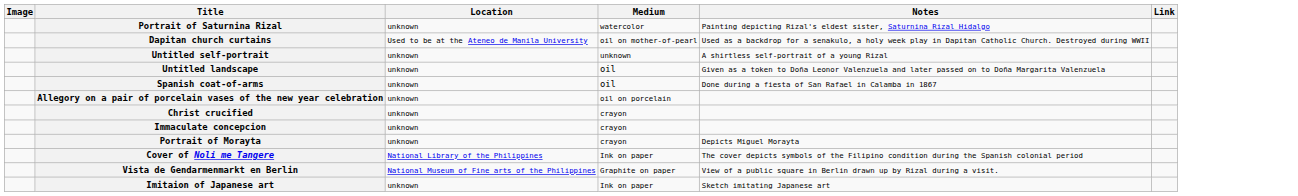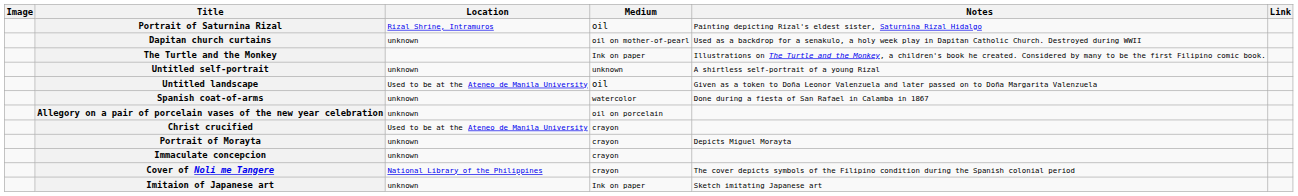(403, 27) unknown -> (441, 27) Rizal Shrine, Intramuros
(622, 27) watercolor -> (600, 26) oil
(488, 40) Used to be at the Ateneo de Manila University -> (403, 41) unknown
+ row: (210, 55)
(403, 70) unknown -> (488, 84) Used to be at the Ateneo de Manila University
(608, 84) oil -> (614, 99) watercolor
(403, 113) unknown -> (488, 127) Used to be at the Ateneo de Manila University
rows swapped: (210, 127) <-> (210, 141)
(627, 156) Ink on paper -> (605, 171) crayon
- row: (210, 170)
